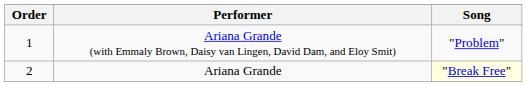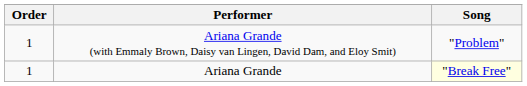(29, 71) 2 -> (29, 71) 1
